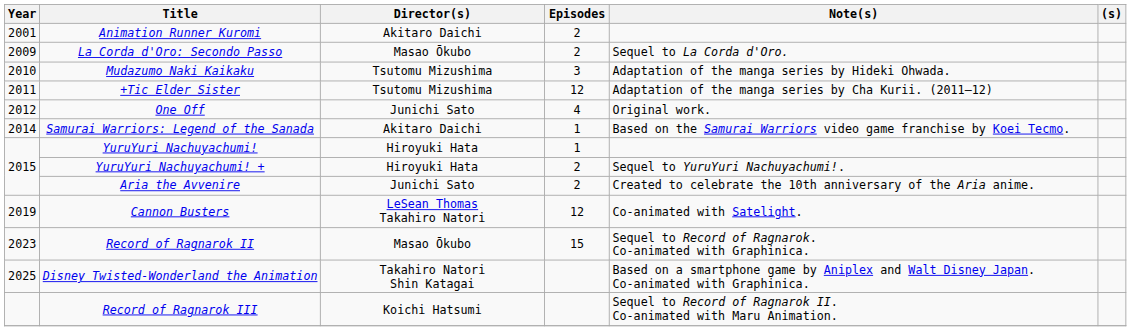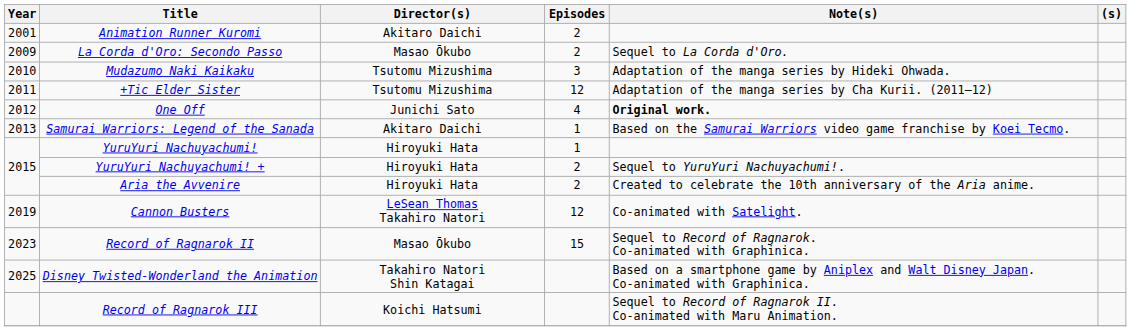(662, 109) normal -> (662, 109) bold
(22, 128) 2014 -> (22, 128) 2013
(432, 186) Junichi Sato -> (432, 186) Hiroyuki Hata
